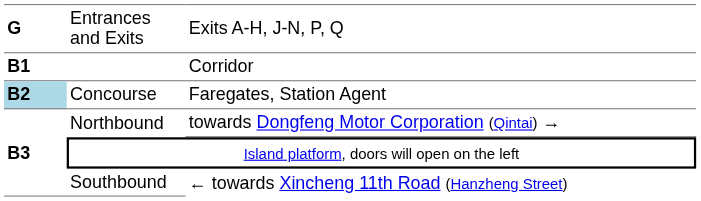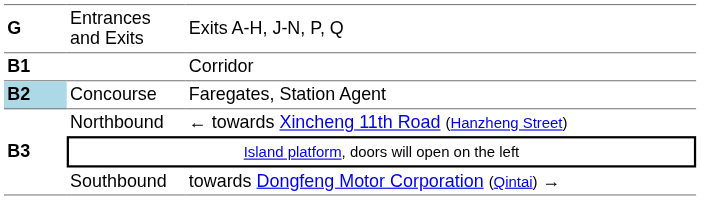(375, 122) towards Dongfeng Motor Corporation (Qintai) → -> (378, 122) ← towards Xincheng 11th Road (Hanzheng Street)
(378, 182) ← towards Xincheng 11th Road (Hanzheng Street) -> (375, 180) towards Dongfeng Motor Corporation (Qintai) →
